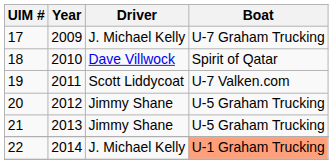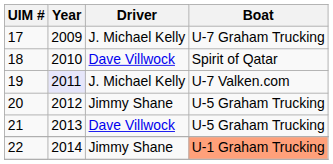(66, 81) no background -> (66, 81) lavender background
(136, 81) Scott Liddycoat -> (137, 81) J. Michael Kelly
(131, 125) Jimmy Shane -> (132, 125) Dave Villwock
(137, 147) J. Michael Kelly -> (131, 147) Jimmy Shane
